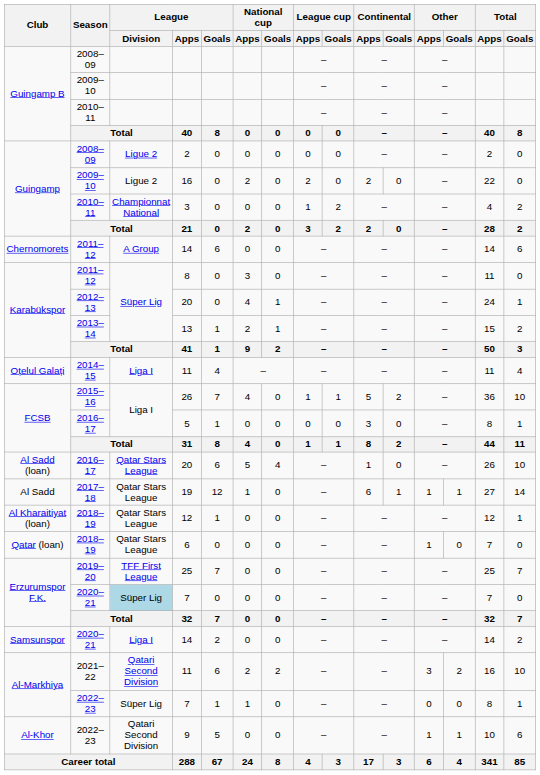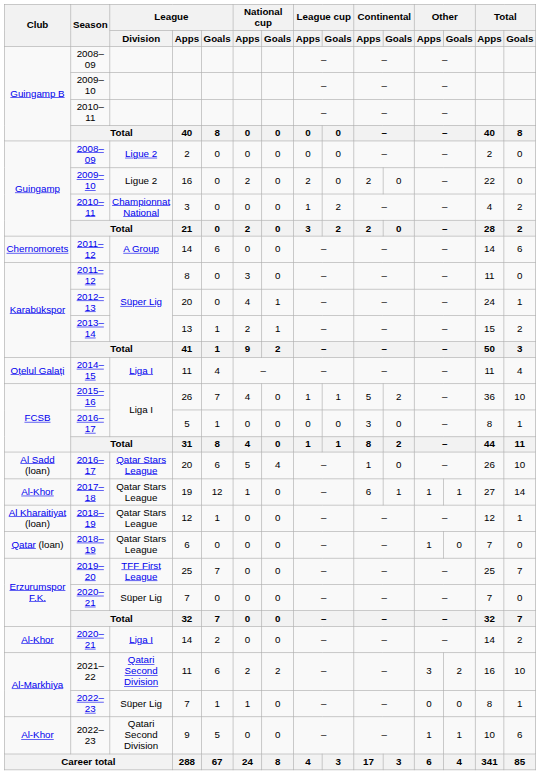(37, 492) Al Sadd -> (37, 492) Al-Khor
(141, 597) lightblue background -> (141, 597) no background
(37, 639) Samsunspor -> (37, 639) Al-Khor
